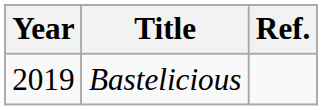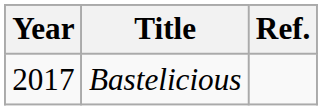(43, 78) 2019 -> (43, 78) 2017
